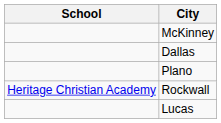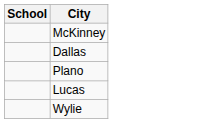- row: (185, 90)
+ row: (67, 109)
